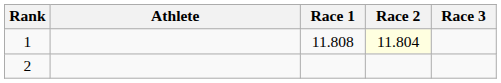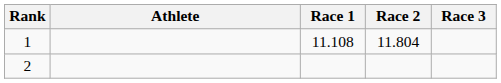(333, 41) 11.808 -> (333, 41) 11.108
(398, 41) lightyellow background -> (398, 41) no background
